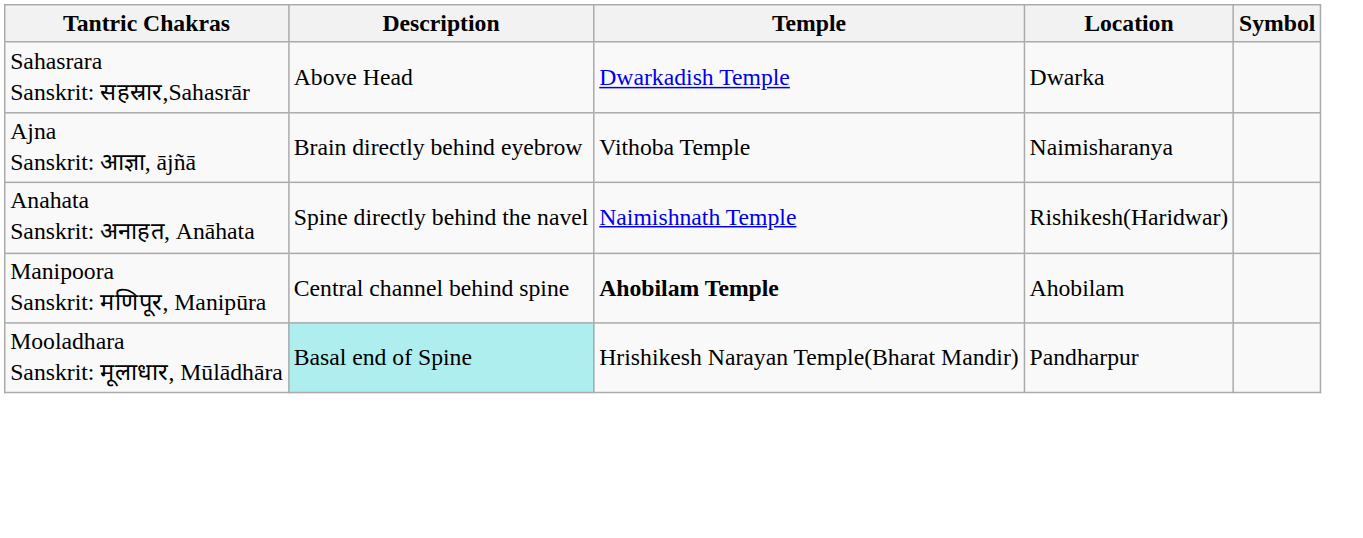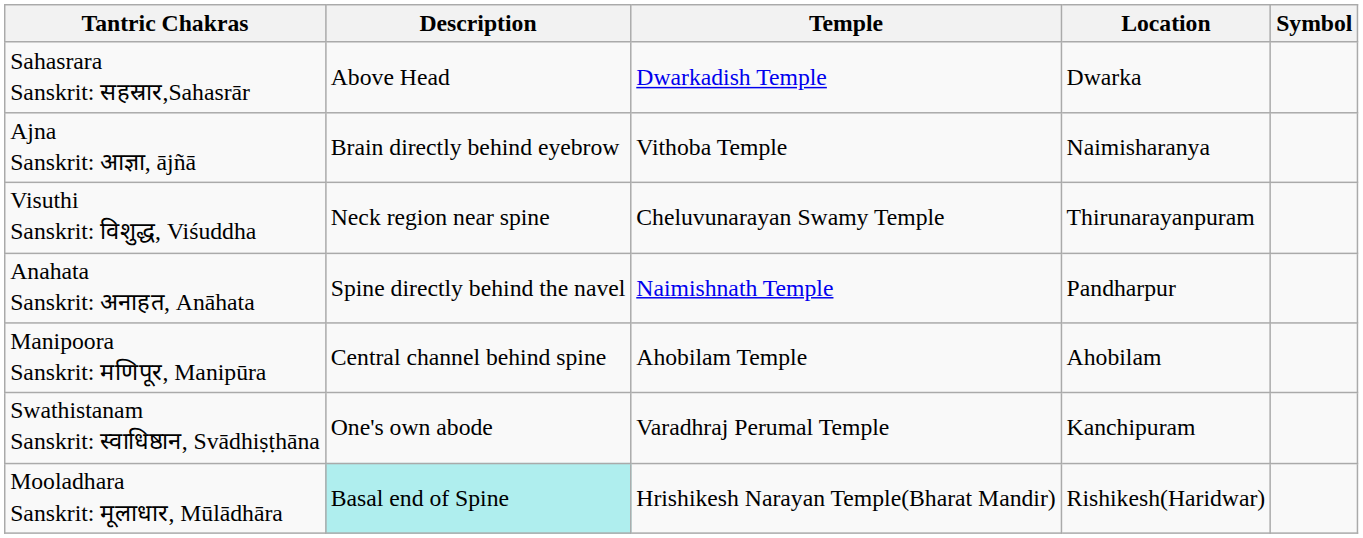+ row: (133, 216)
(1129, 217) Rishikesh(Haridwar) -> (1121, 287) Pandharpur
(689, 287) bold -> (722, 357) normal
+ row: (165, 426)
(1084, 357) Pandharpur -> (1166, 497) Rishikesh(Haridwar)
